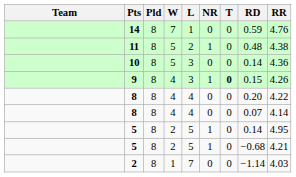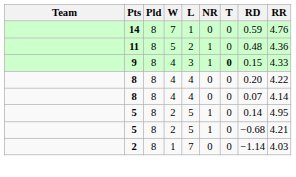(279, 46) 4.38 -> (279, 46) 4.36
- row: (134, 63)
(279, 79) 4.26 -> (279, 63) 4.33
